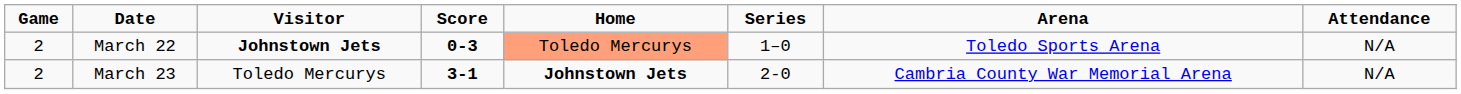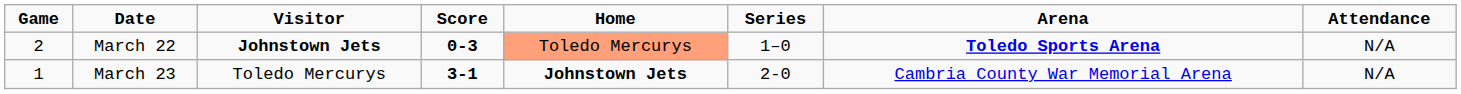(1063, 46) normal -> (1063, 46) bold
(39, 74) 2 -> (39, 74) 1
